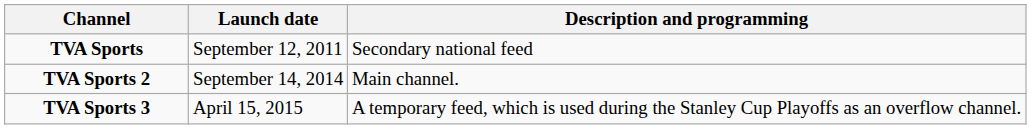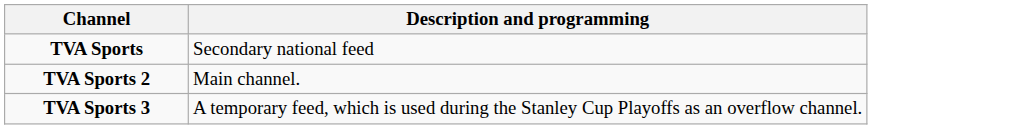- column: (268, 19)
